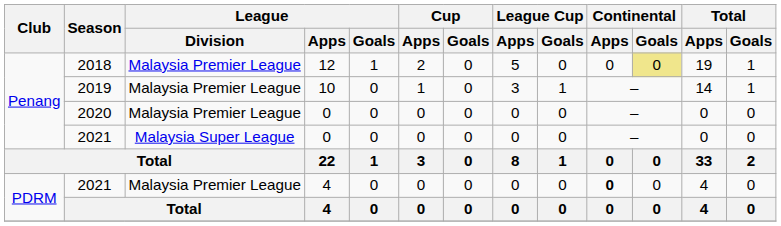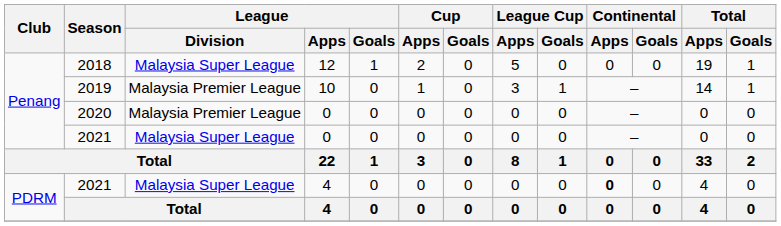(215, 64) Malaysia Premier League -> (215, 64) Malaysia Super League
(657, 64) khaki background -> (657, 64) no background
(215, 185) Malaysia Premier League -> (215, 185) Malaysia Super League
